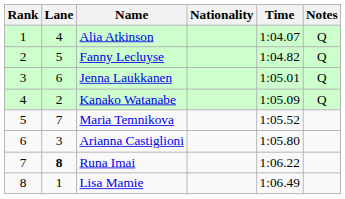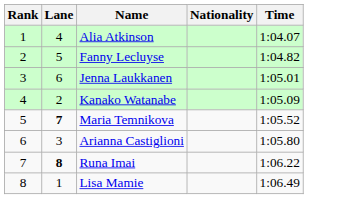- column: (322, 15)
(59, 120) normal -> (59, 120) bold
